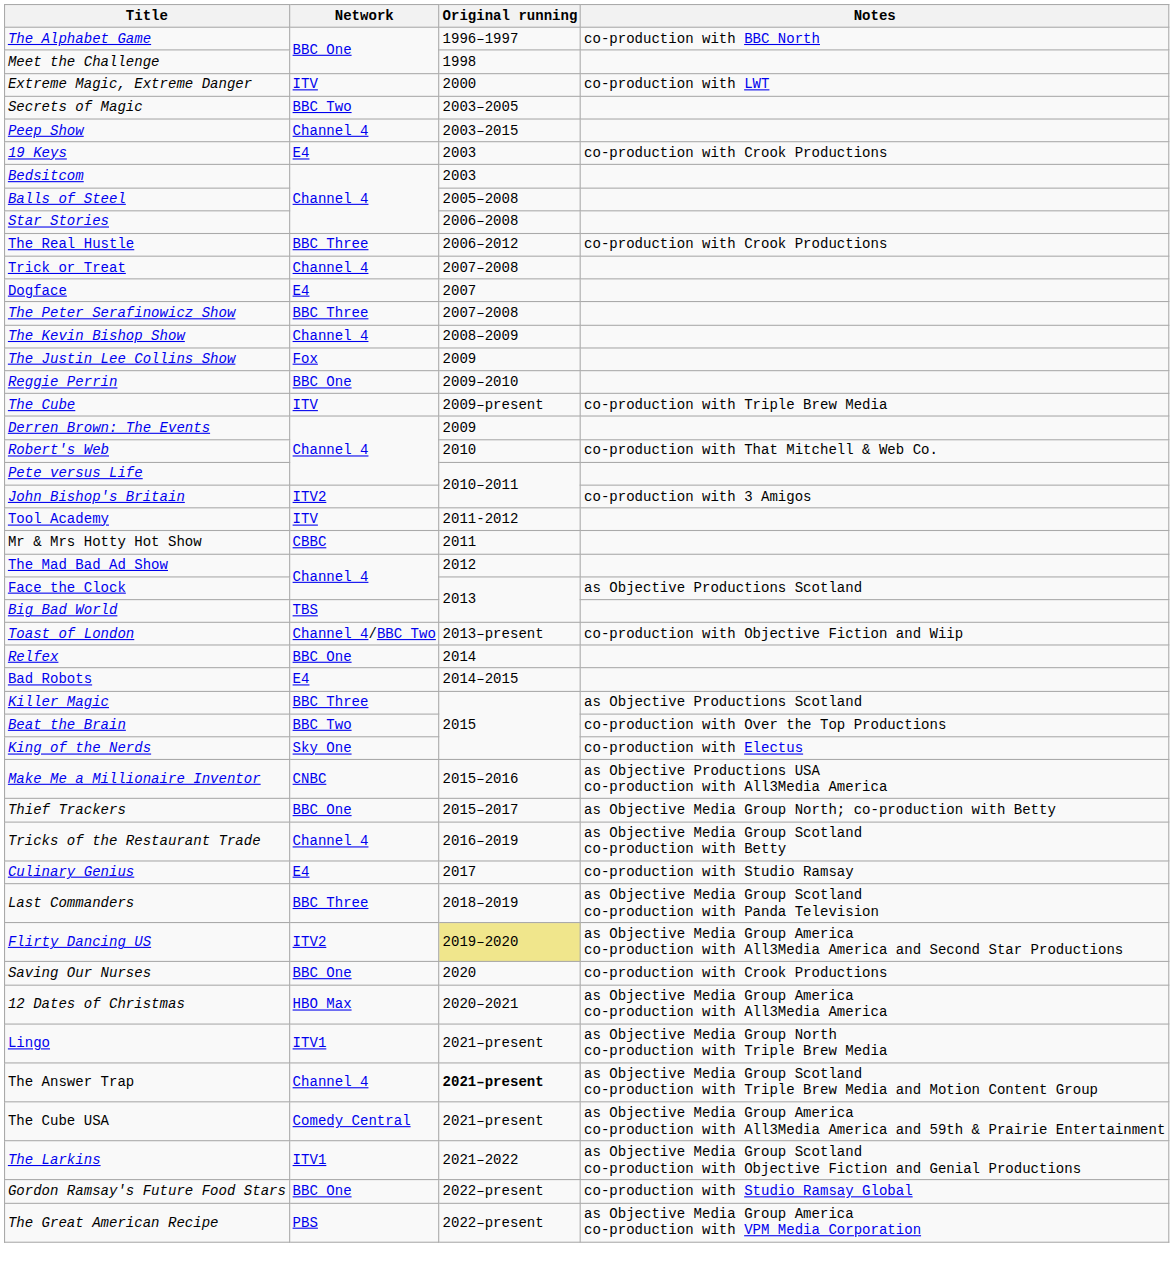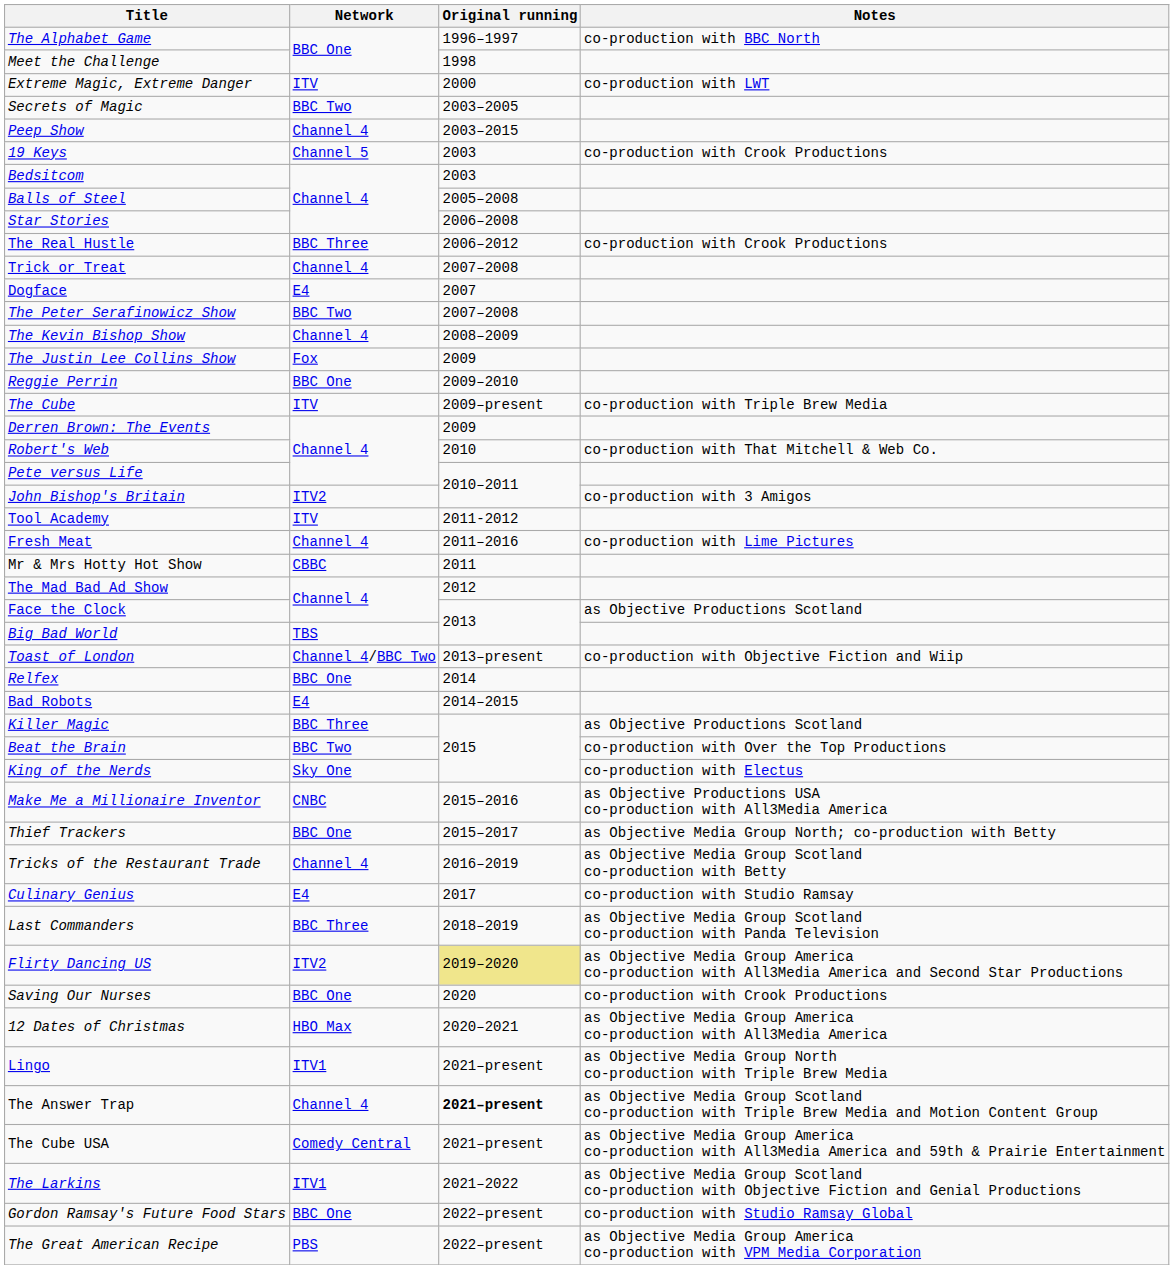(301, 153) E4 -> (331, 153) Channel 5
(331, 313) BBC Three -> (322, 313) BBC Two
+ row: (50, 542)
